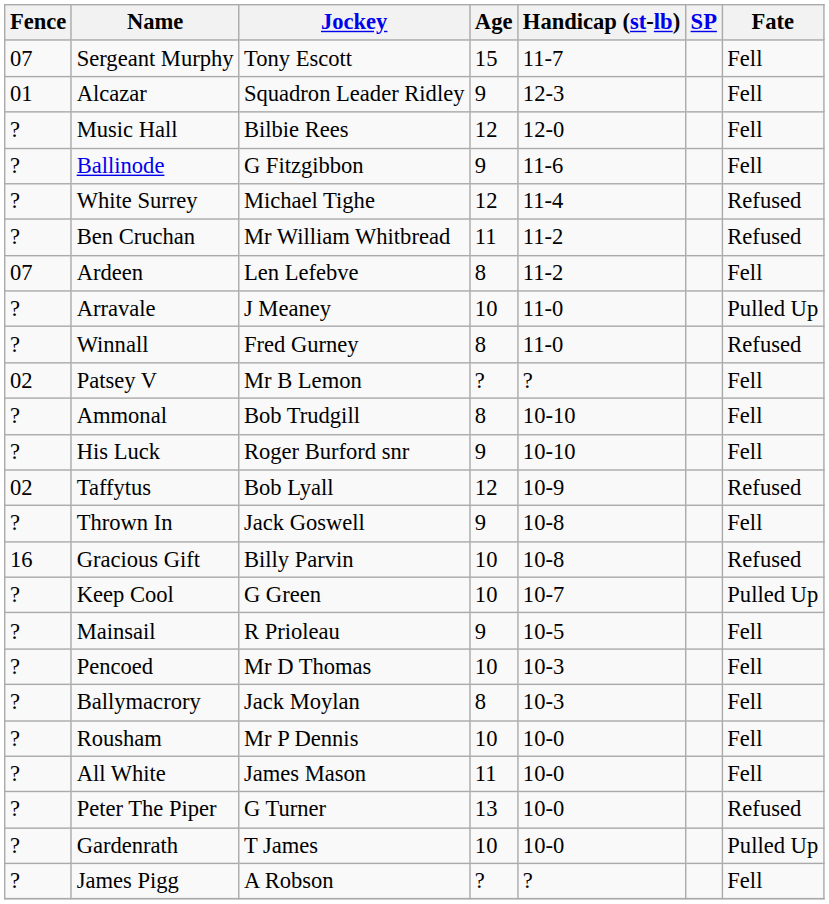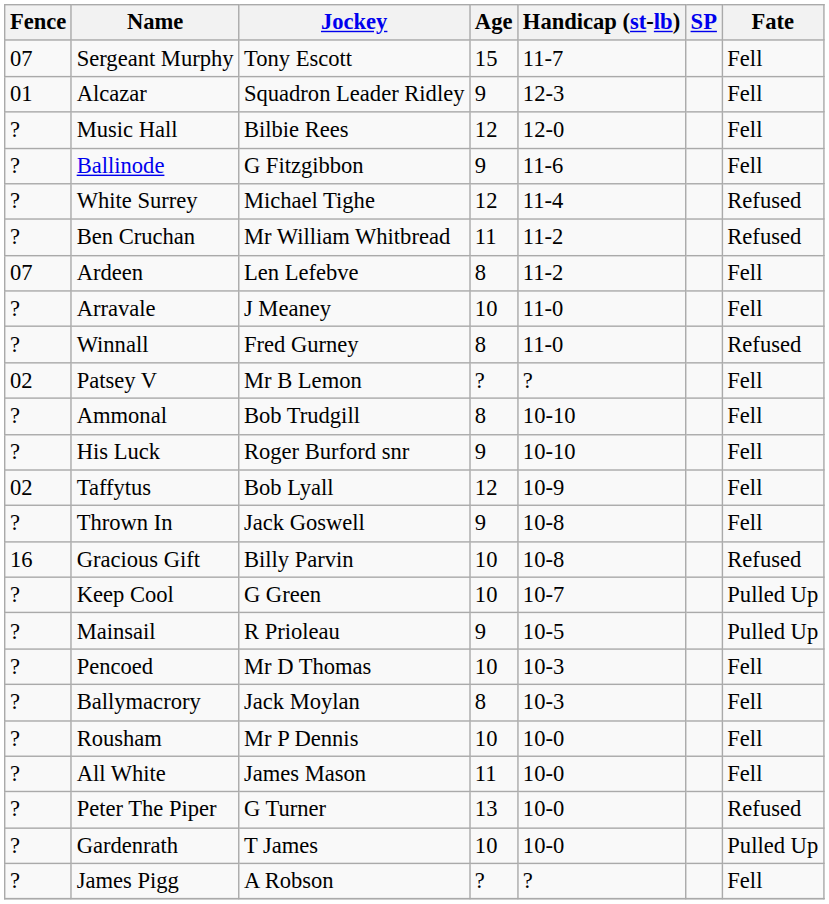(773, 308) Pulled Up -> (745, 308) Fell
(764, 487) Refused -> (745, 487) Fell
(745, 630) Fell -> (773, 630) Pulled Up
